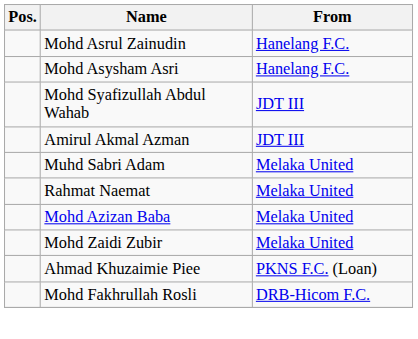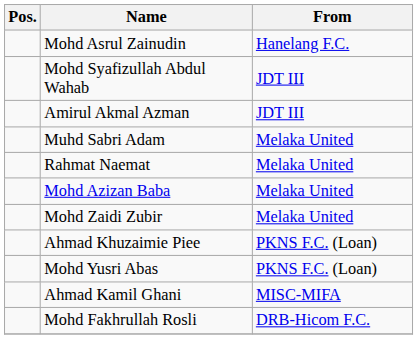- row: (111, 69)
+ row: (101, 268)
+ row: (113, 294)
